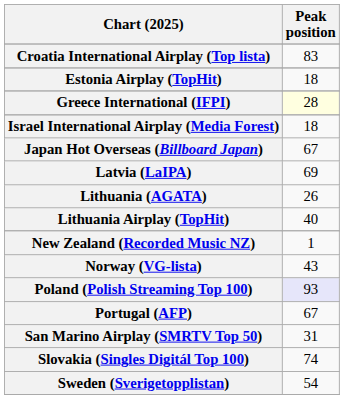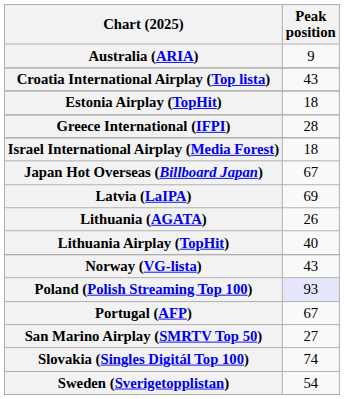+ row: (143, 56)
(311, 56) 83 -> (311, 79) 43
(311, 102) lightyellow background -> (311, 126) no background
- row: (143, 242)
(311, 336) 31 -> (311, 336) 27
